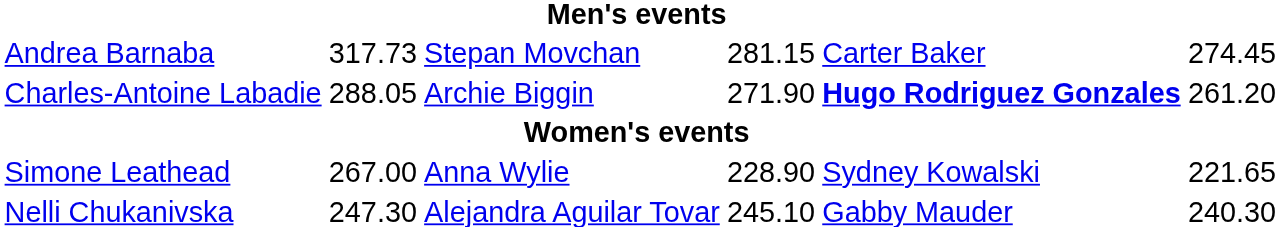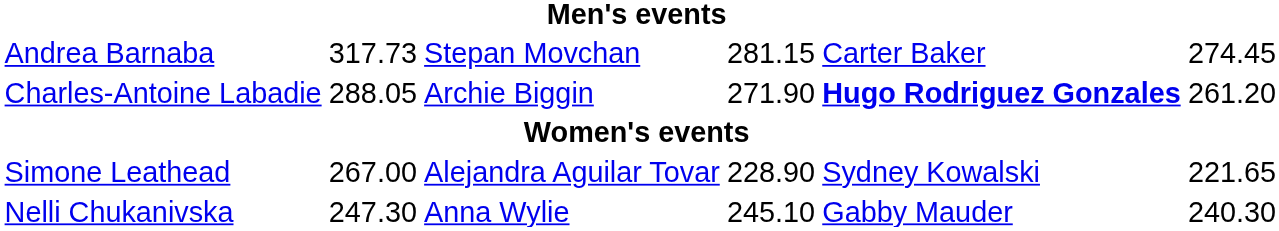(497, 172) Anna Wylie -> (572, 172) Alejandra Aguilar Tovar
(572, 212) Alejandra Aguilar Tovar -> (497, 212) Anna Wylie
